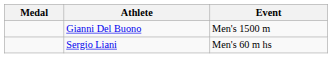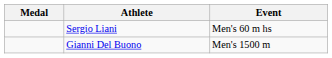rows swapped: (104, 28) <-> (92, 45)
